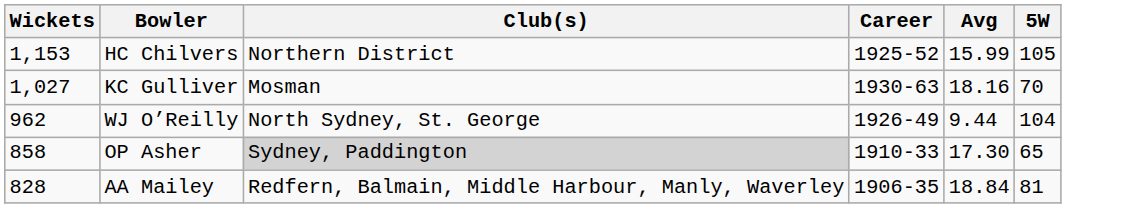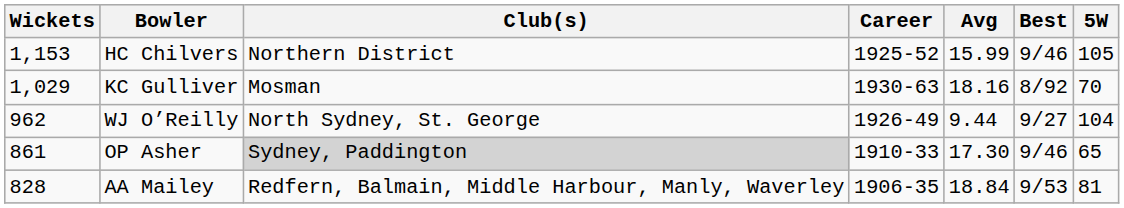+ column: (1044, 21)
(40, 87) 1,027 -> (40, 87) 1,029
(28, 154) 858 -> (28, 154) 861
